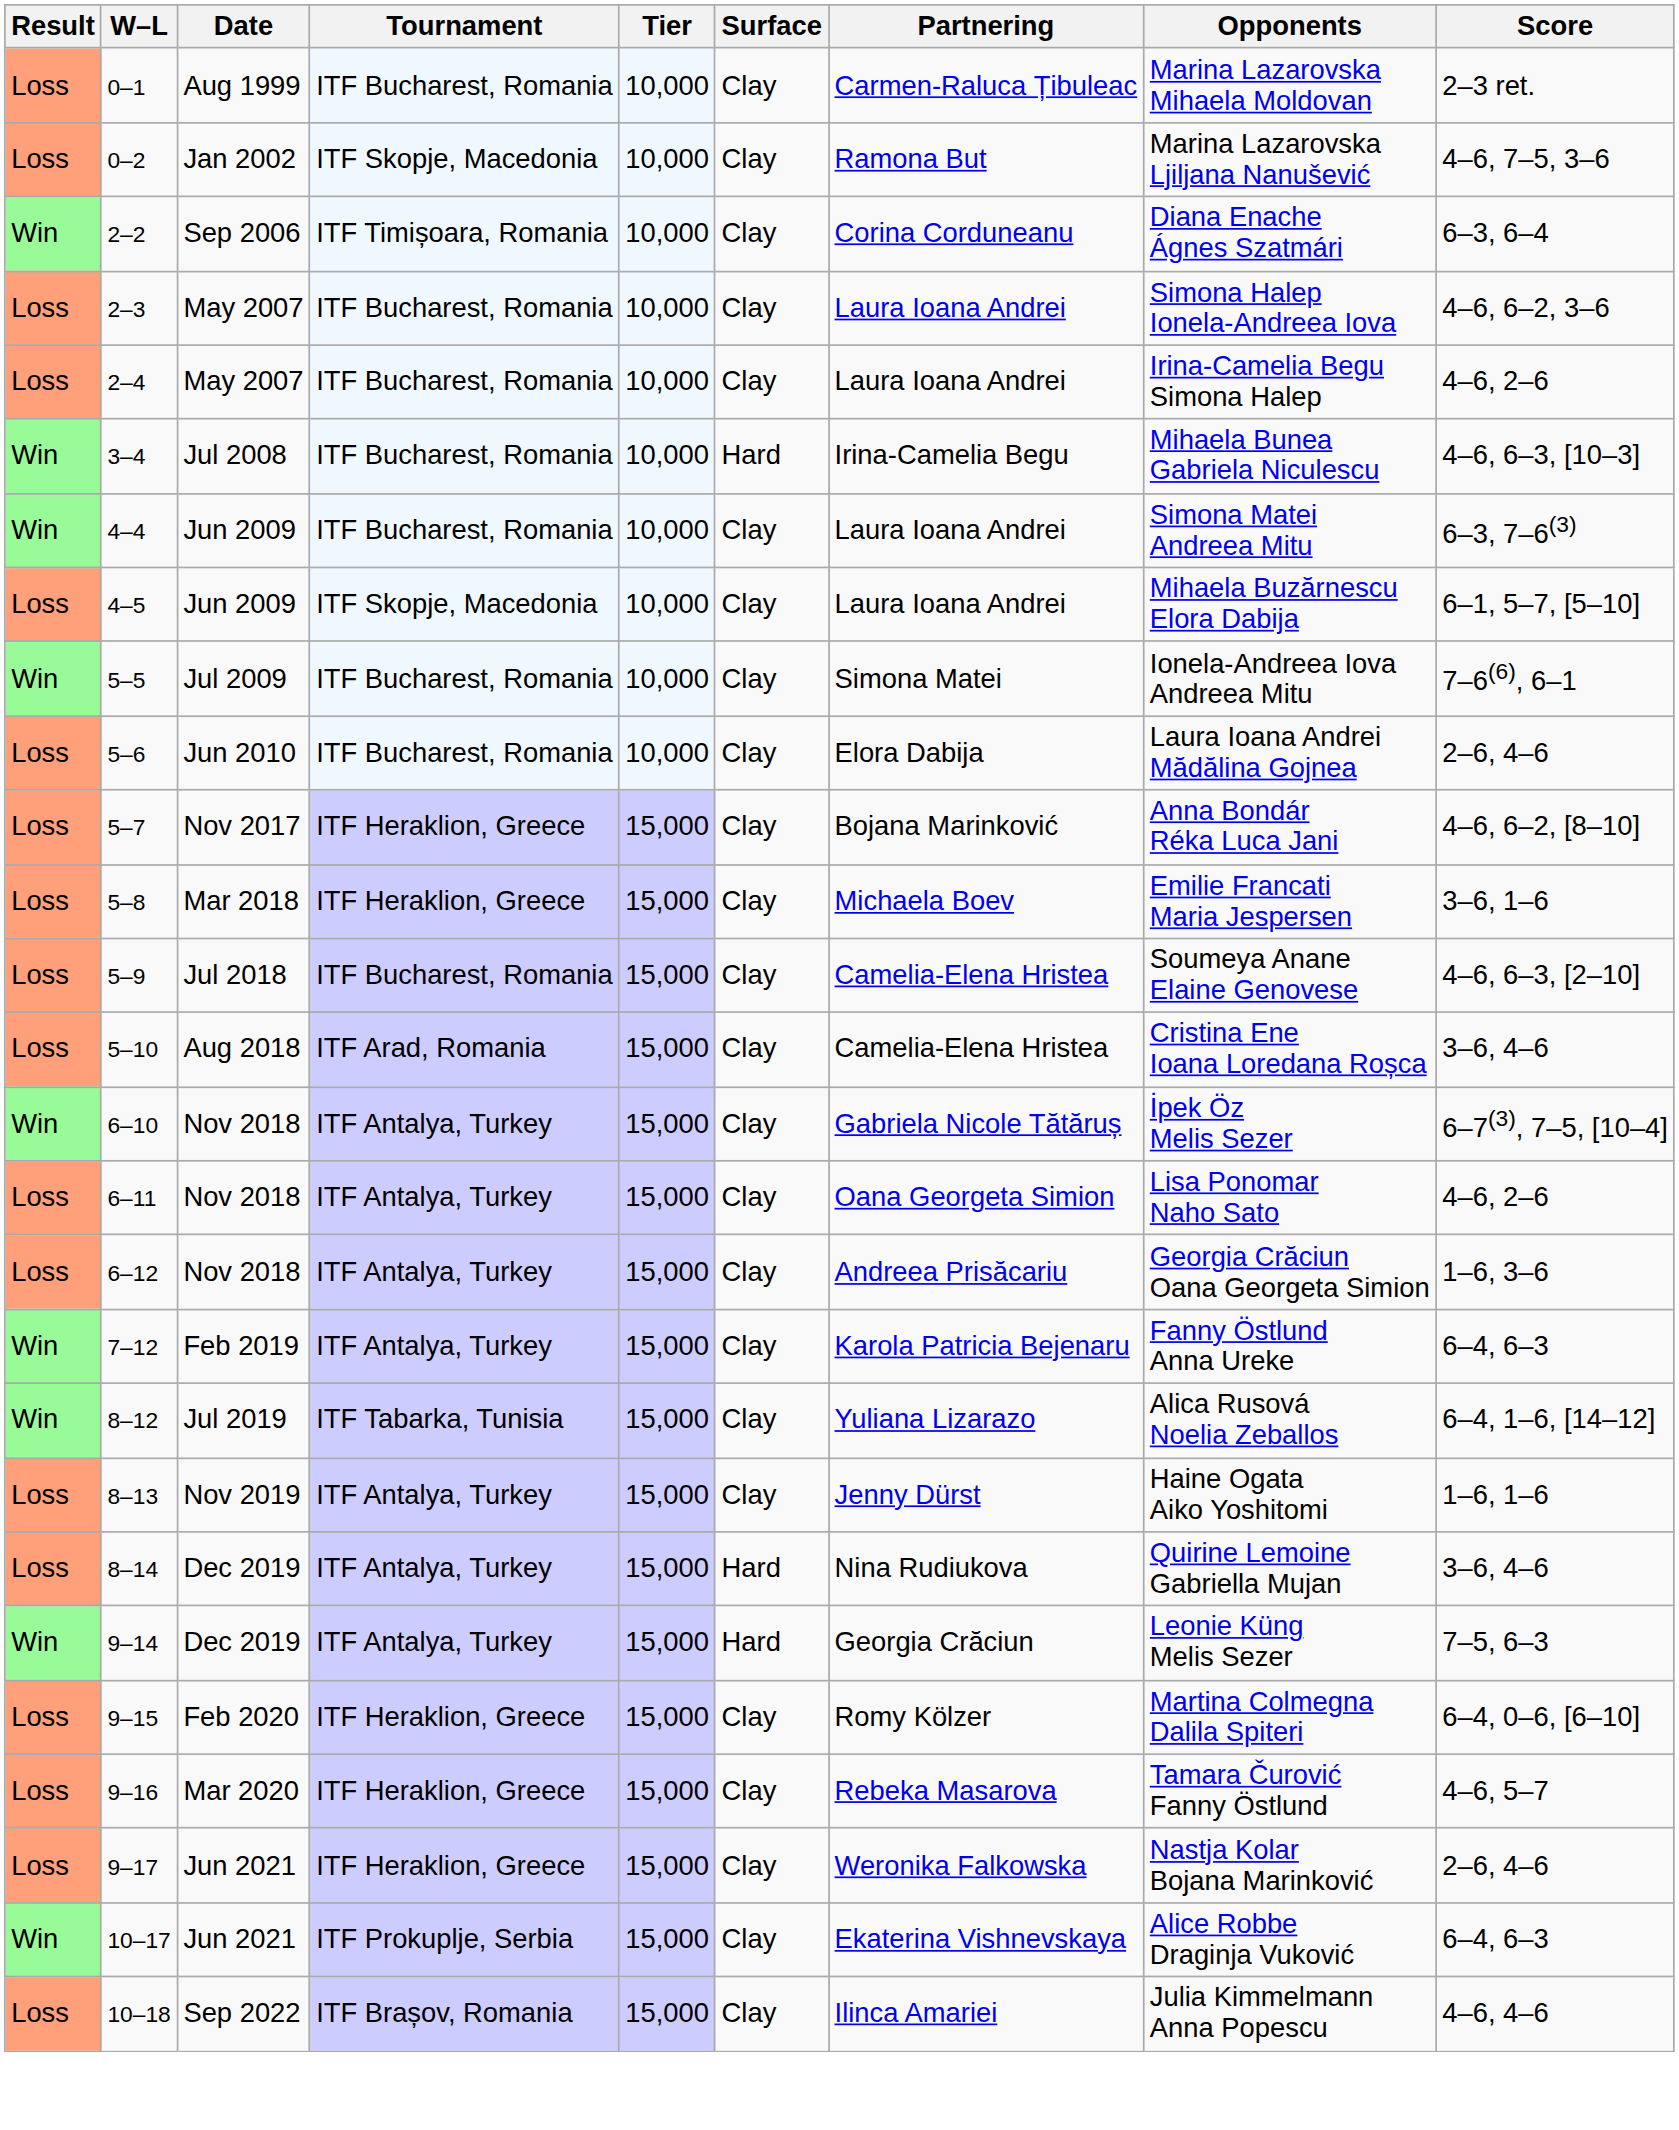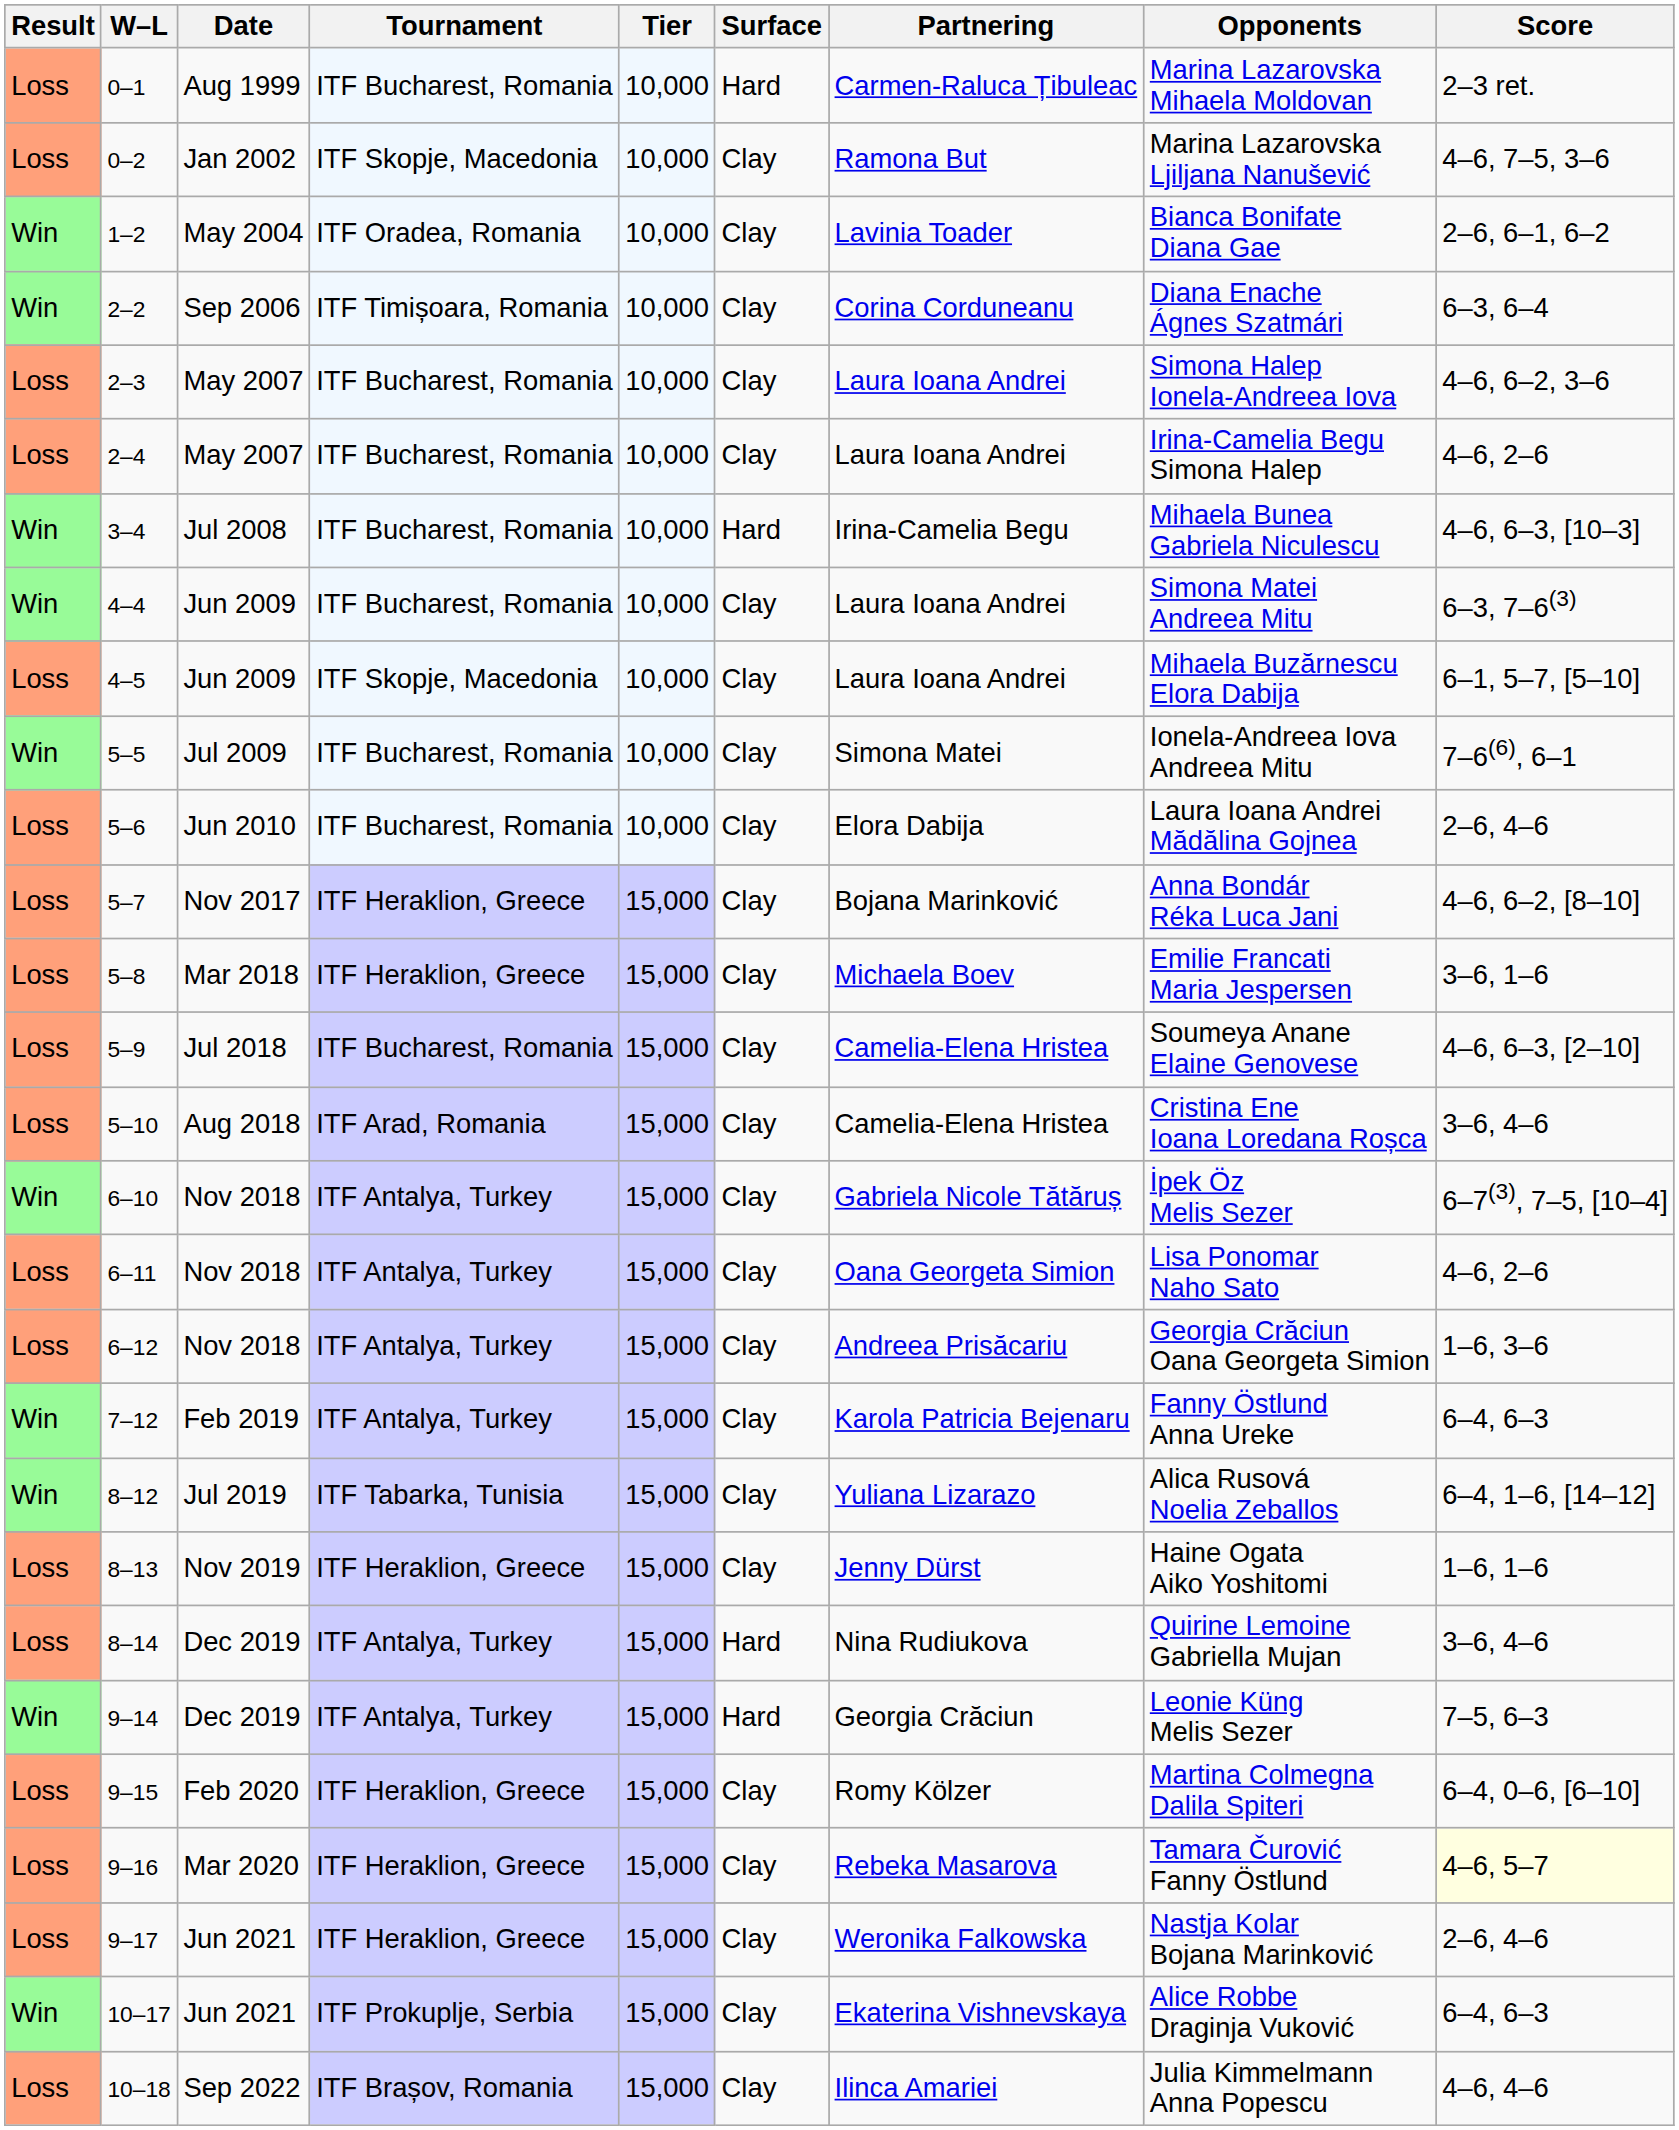(749, 84) Clay -> (751, 84) Hard
+ row: (126, 235)
(434, 1494) ITF Antalya, Turkey -> (451, 1568) ITF Heraklion, Greece
(1496, 1790) no background -> (1496, 1865) lightyellow background
